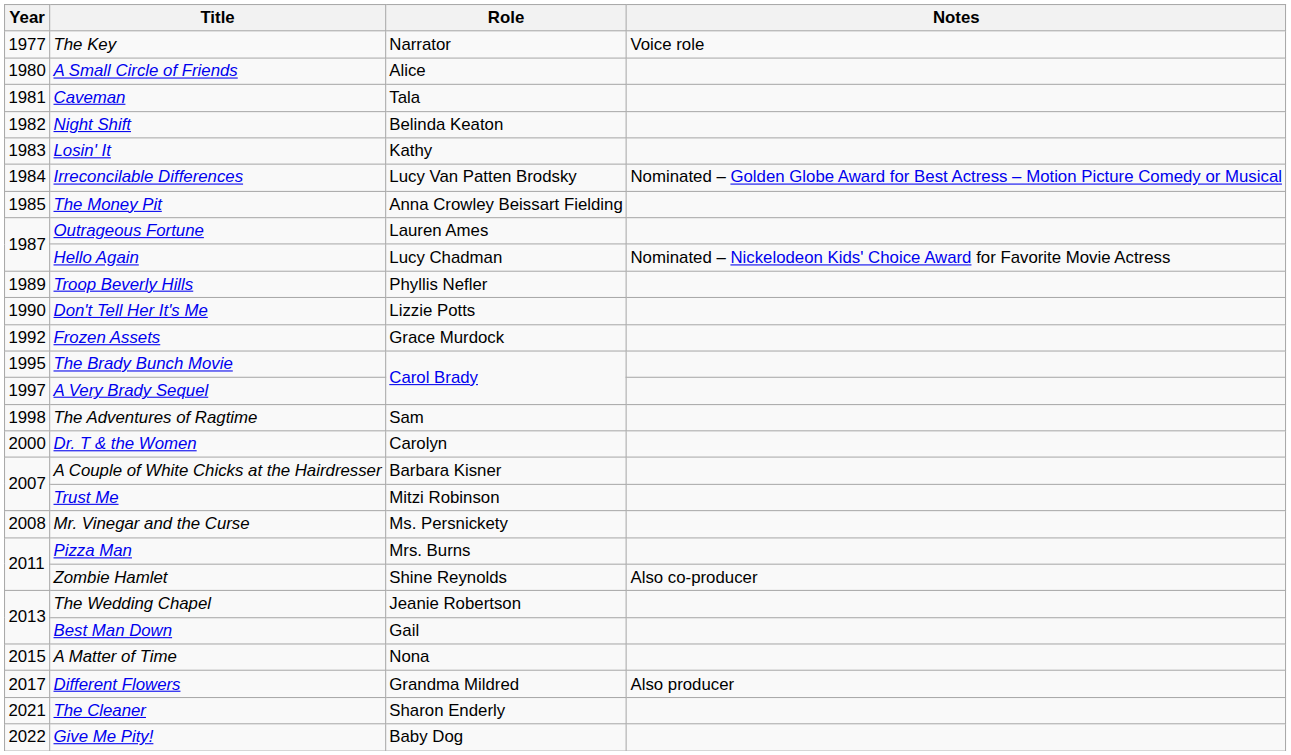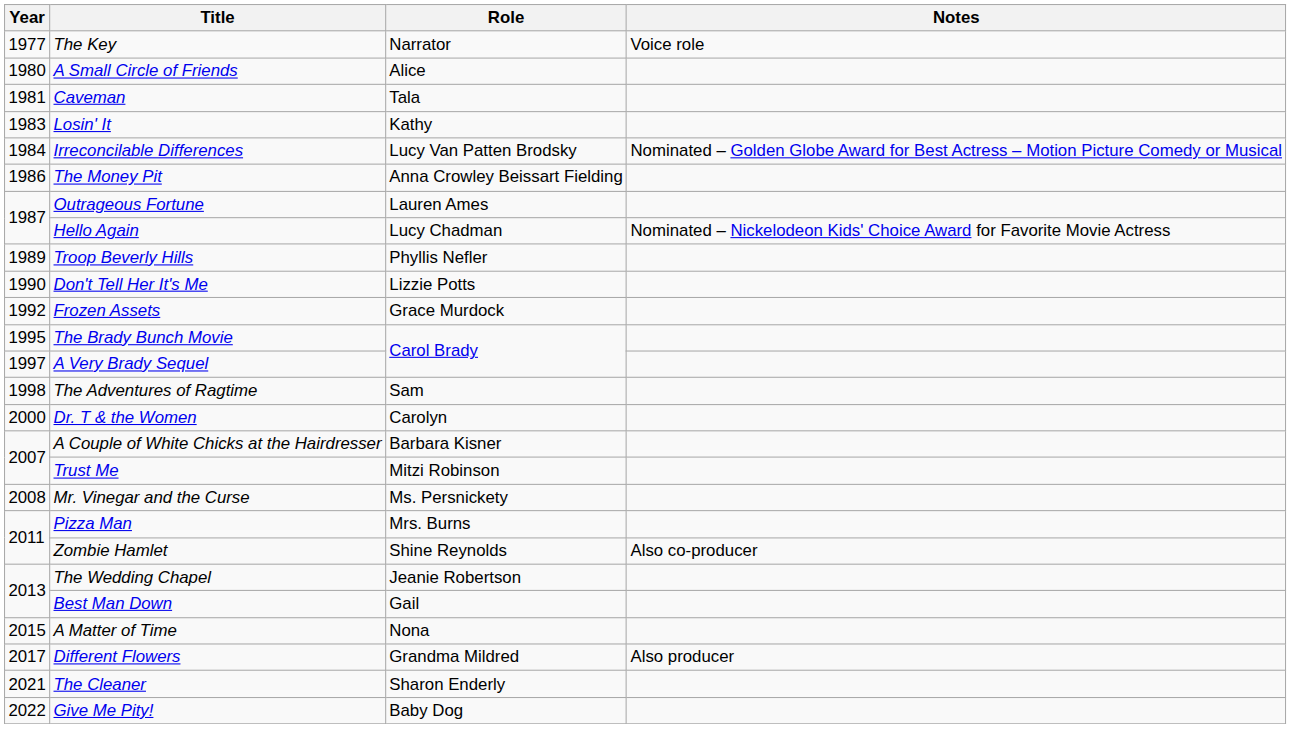- row: (92, 124)
(27, 204) 1985 -> (27, 177) 1986
